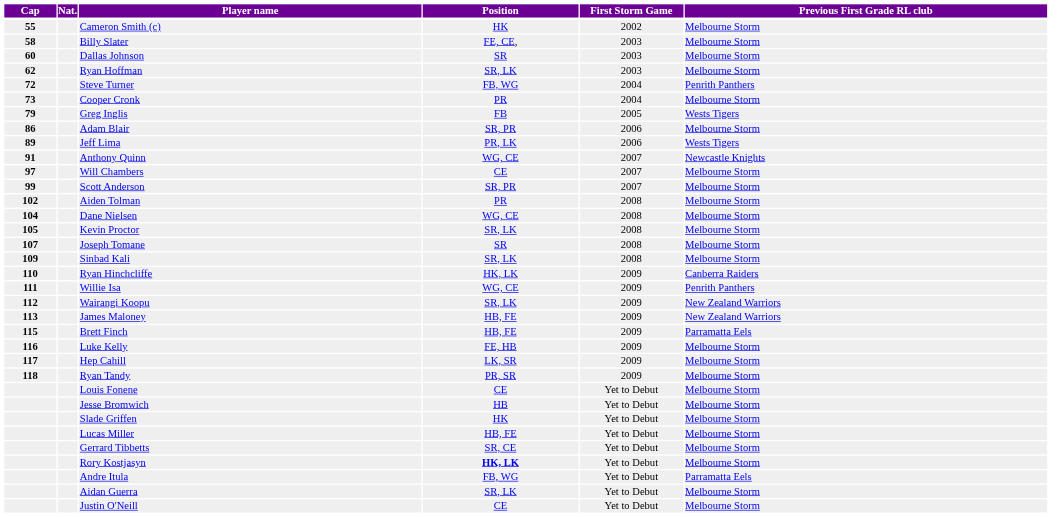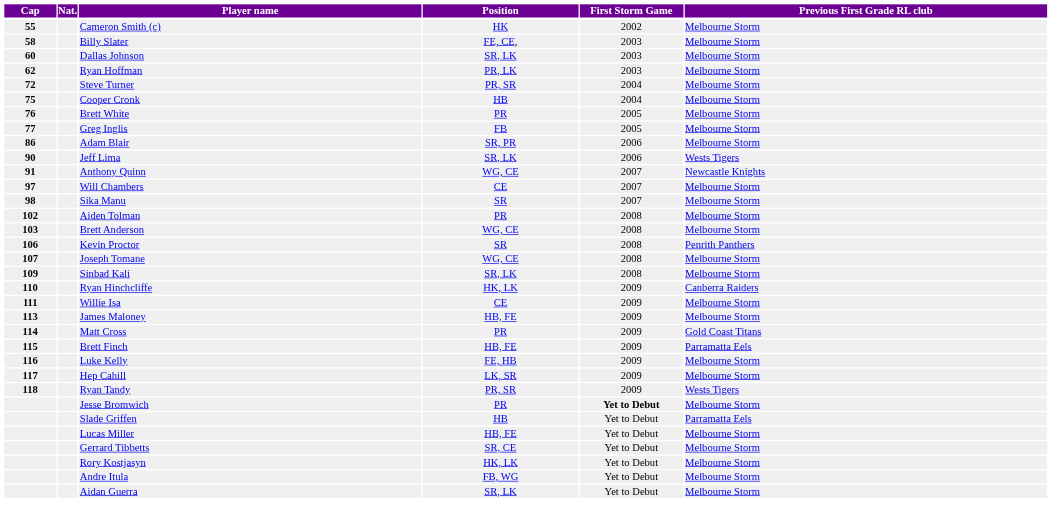(500, 55) SR -> (500, 55) SR, LK
(500, 70) SR, LK -> (500, 70) PR, LK
(500, 85) FB, WG -> (500, 85) PR, SR
(720, 85) Penrith Panthers -> (723, 85) Melbourne Storm
(30, 99) 73 -> (30, 99) 75
(500, 99) PR -> (500, 99) HB
+ row: (105, 114)
(30, 114) 79 -> (30, 128) 77
(712, 114) Wests Tigers -> (723, 128) Melbourne Storm
(30, 143) 89 -> (30, 157) 90
(500, 143) PR, LK -> (500, 157) SR, LK
+ row: (103, 201)
- row: (112, 186)
+ row: (112, 230)
- row: (108, 215)
(30, 230) 105 -> (30, 244) 106
(500, 230) SR, LK -> (500, 244) SR
(723, 230) Melbourne Storm -> (720, 244) Penrith Panthers
(500, 244) SR -> (500, 259) WG, CE
(500, 288) WG, CE -> (500, 302) CE
(720, 288) Penrith Panthers -> (723, 302) Melbourne Storm
- row: (115, 302)
(733, 317) New Zealand Warriors -> (723, 317) Melbourne Storm
+ row: (103, 331)
(723, 375) Melbourne Storm -> (712, 389) Wests Tigers
- row: (109, 389)
(500, 404) HB -> (500, 404) PR
(631, 404) normal -> (631, 404) bold
(500, 418) HK -> (500, 418) HB
(723, 418) Melbourne Storm -> (718, 418) Parramatta Eels
(500, 462) bold -> (500, 462) normal
(718, 477) Parramatta Eels -> (723, 477) Melbourne Storm
- row: (109, 506)
